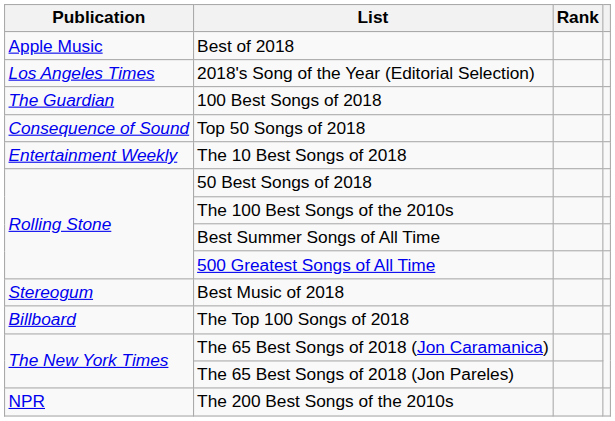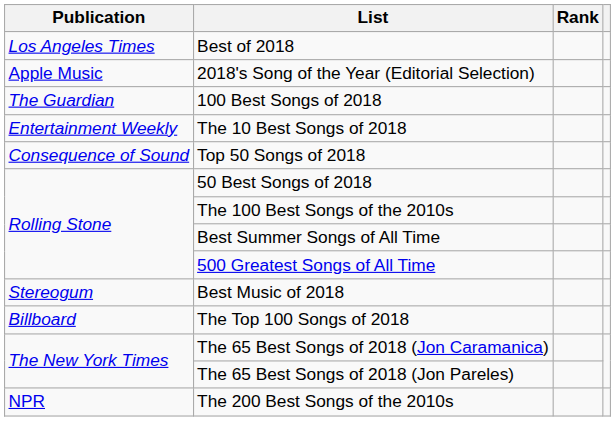(56, 45) Apple Music -> (82, 45) Los Angeles Times
(82, 73) Los Angeles Times -> (56, 73) Apple Music
rows swapped: (281, 127) <-> (302, 155)
